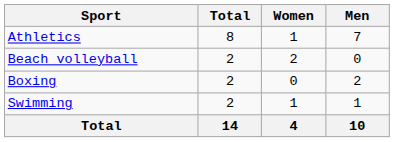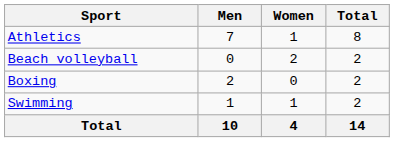columns swapped: (357, 16) <-> (230, 16)
